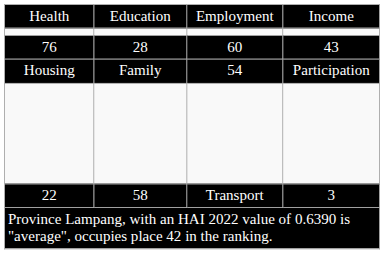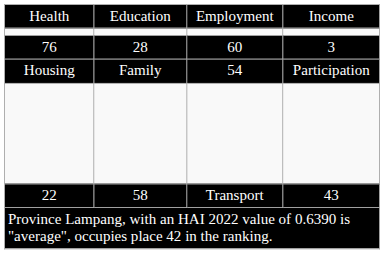(331, 47) 43 -> (331, 47) 3
(331, 195) 3 -> (331, 195) 43
